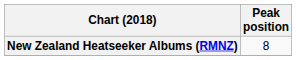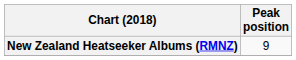(266, 45) 8 -> (266, 45) 9
